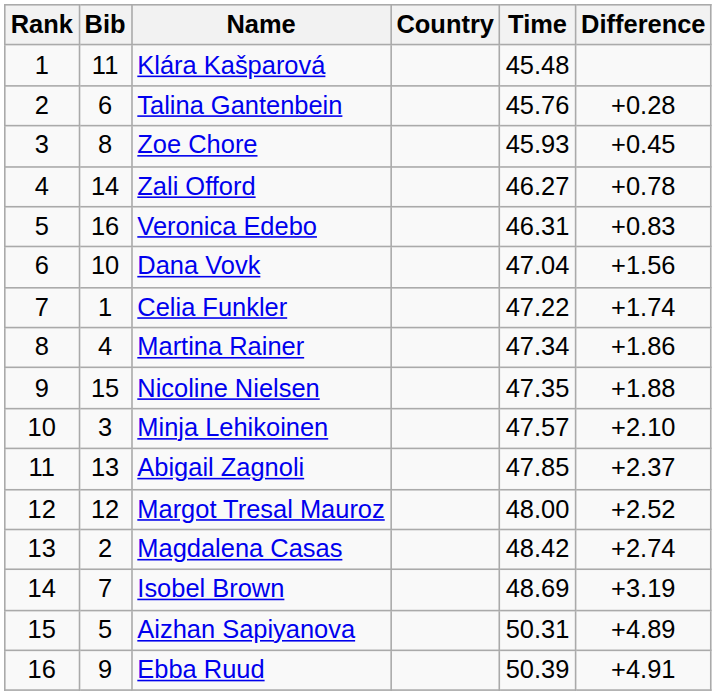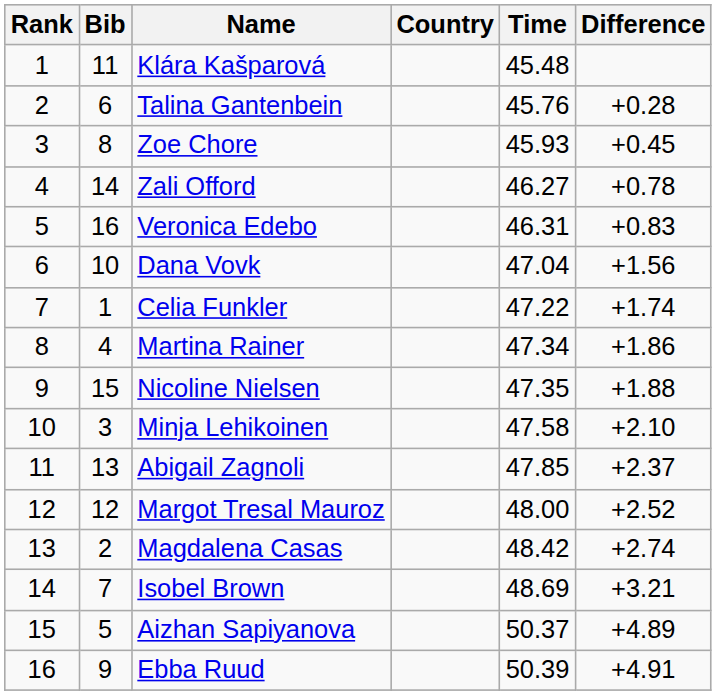(538, 428) 47.57 -> (538, 428) 47.58
(643, 589) +3.19 -> (643, 589) +3.21
(538, 629) 50.31 -> (538, 629) 50.37
